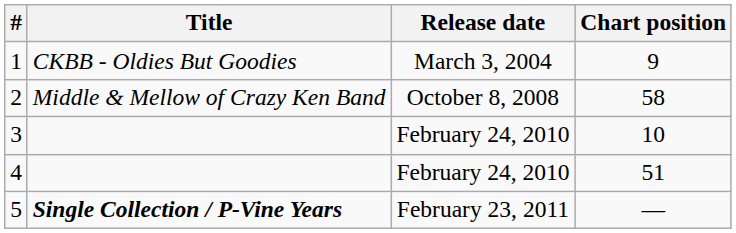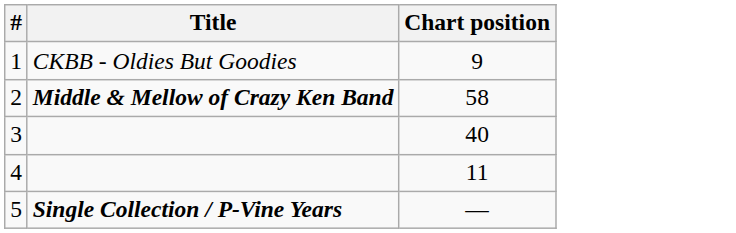- column: (483, 23)
(209, 97) normal -> (213, 97) bold
(653, 135) 10 -> (477, 135) 40
(653, 172) 51 -> (477, 172) 11
